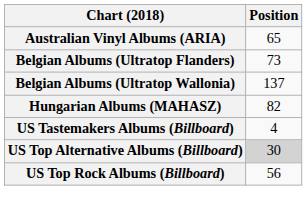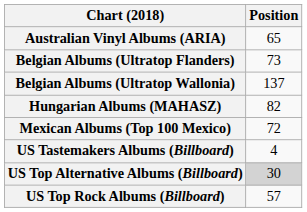+ row: (125, 128)
(274, 173) 56 -> (274, 196) 57
